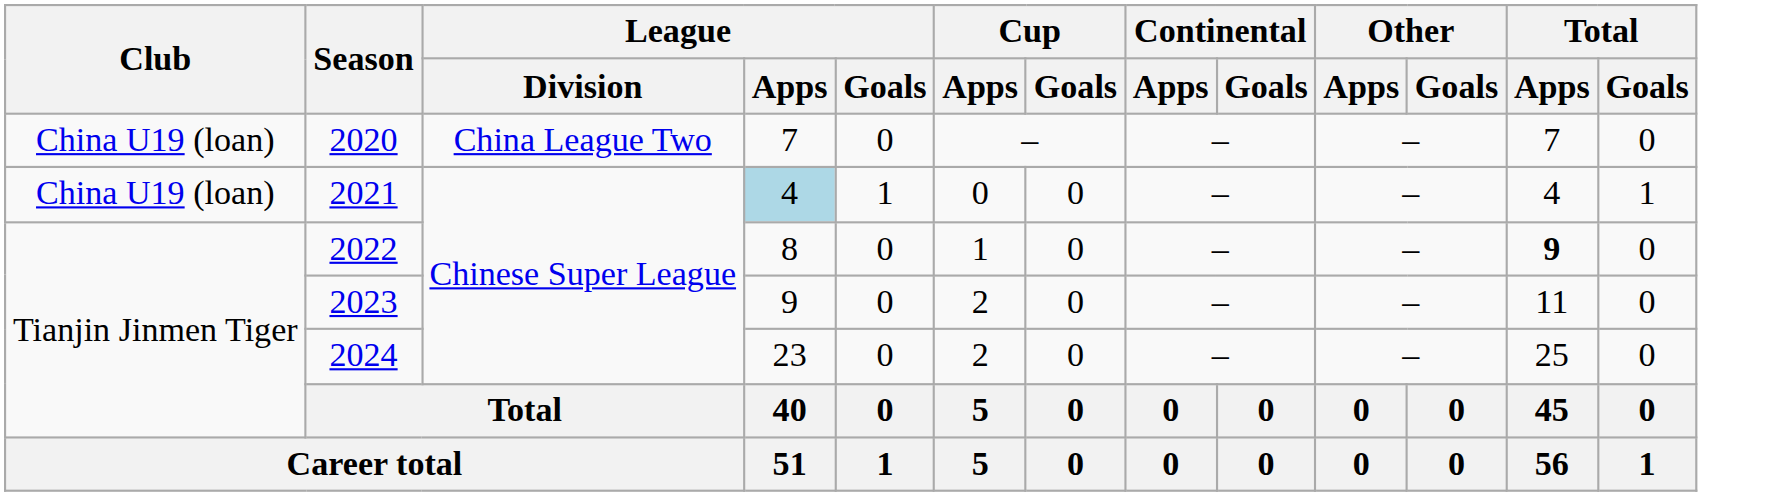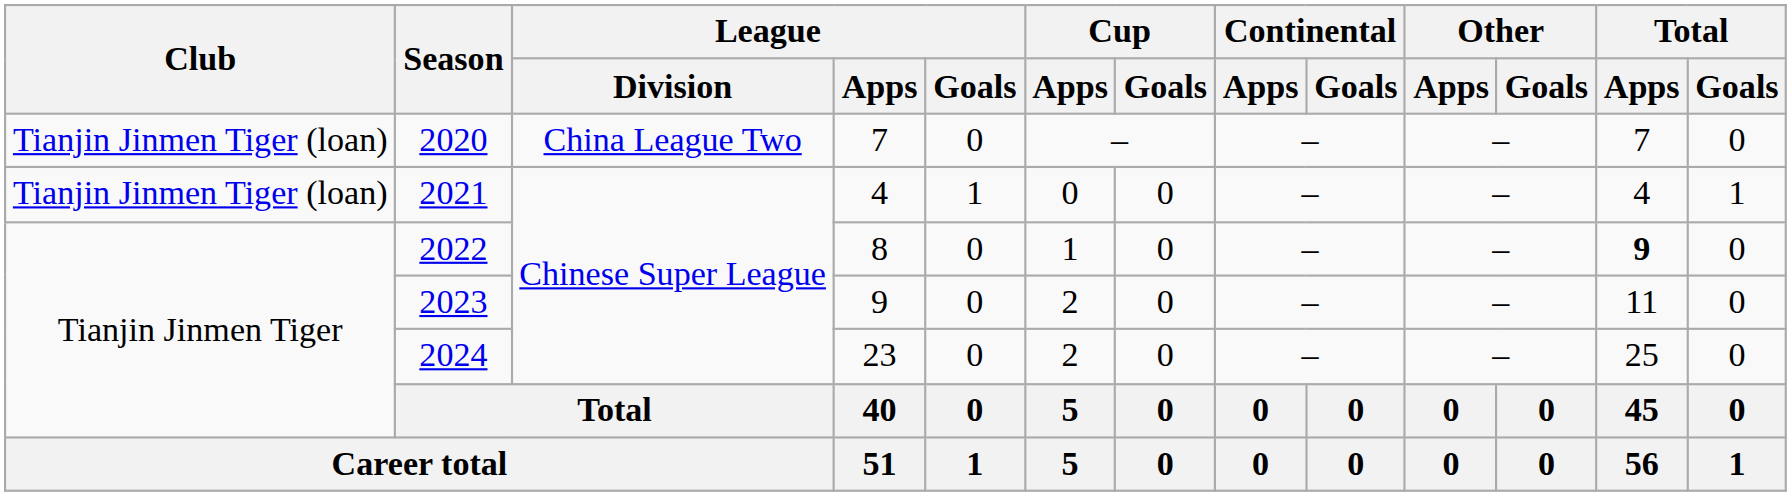(155, 139) China U19 (loan) -> (200, 139) Tianjin Jinmen Tiger (loan)
(155, 193) China U19 (loan) -> (200, 193) Tianjin Jinmen Tiger (loan)
(790, 193) lightblue background -> (880, 193) no background
